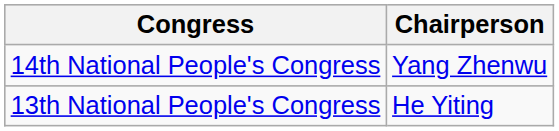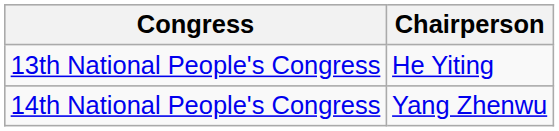rows swapped: (196, 105) <-> (196, 65)
